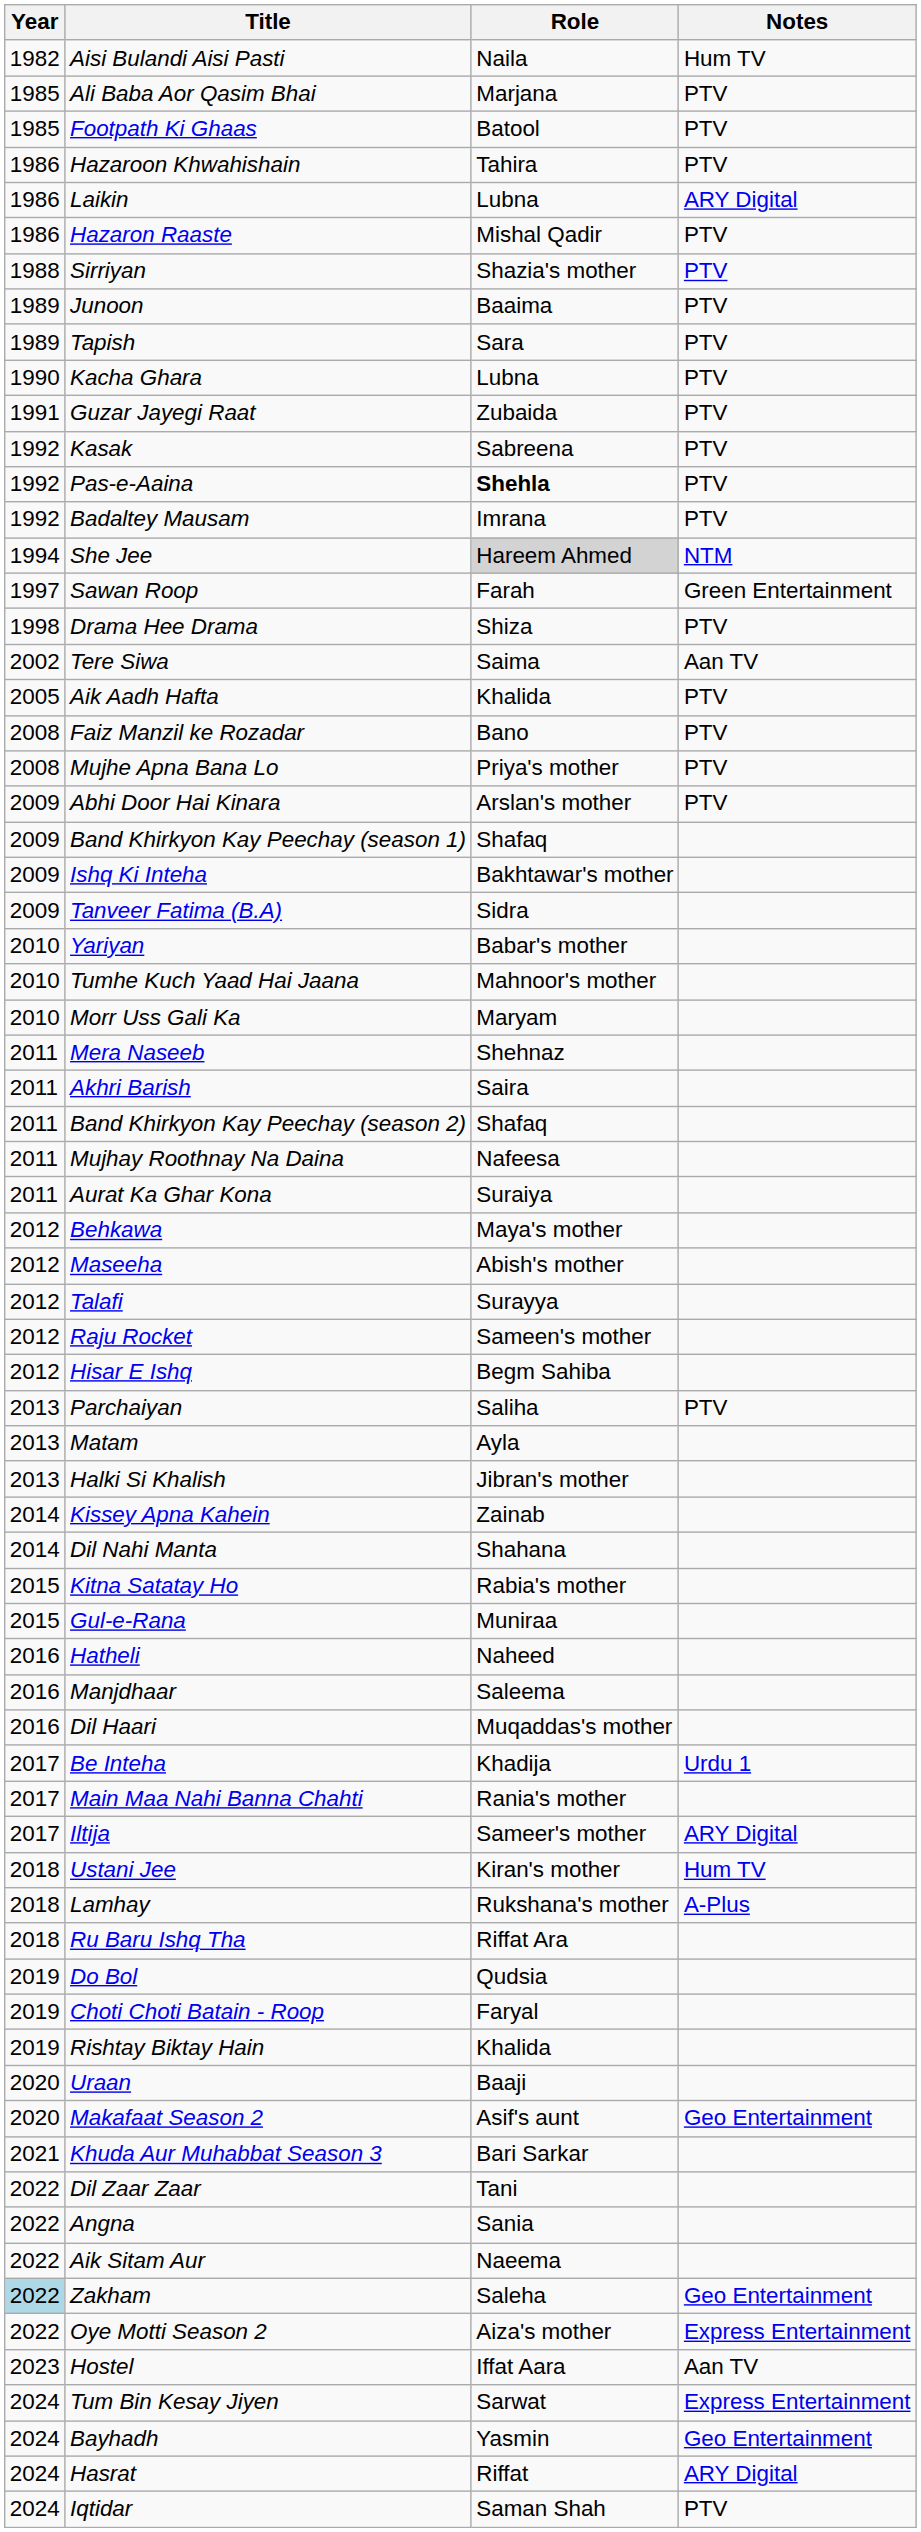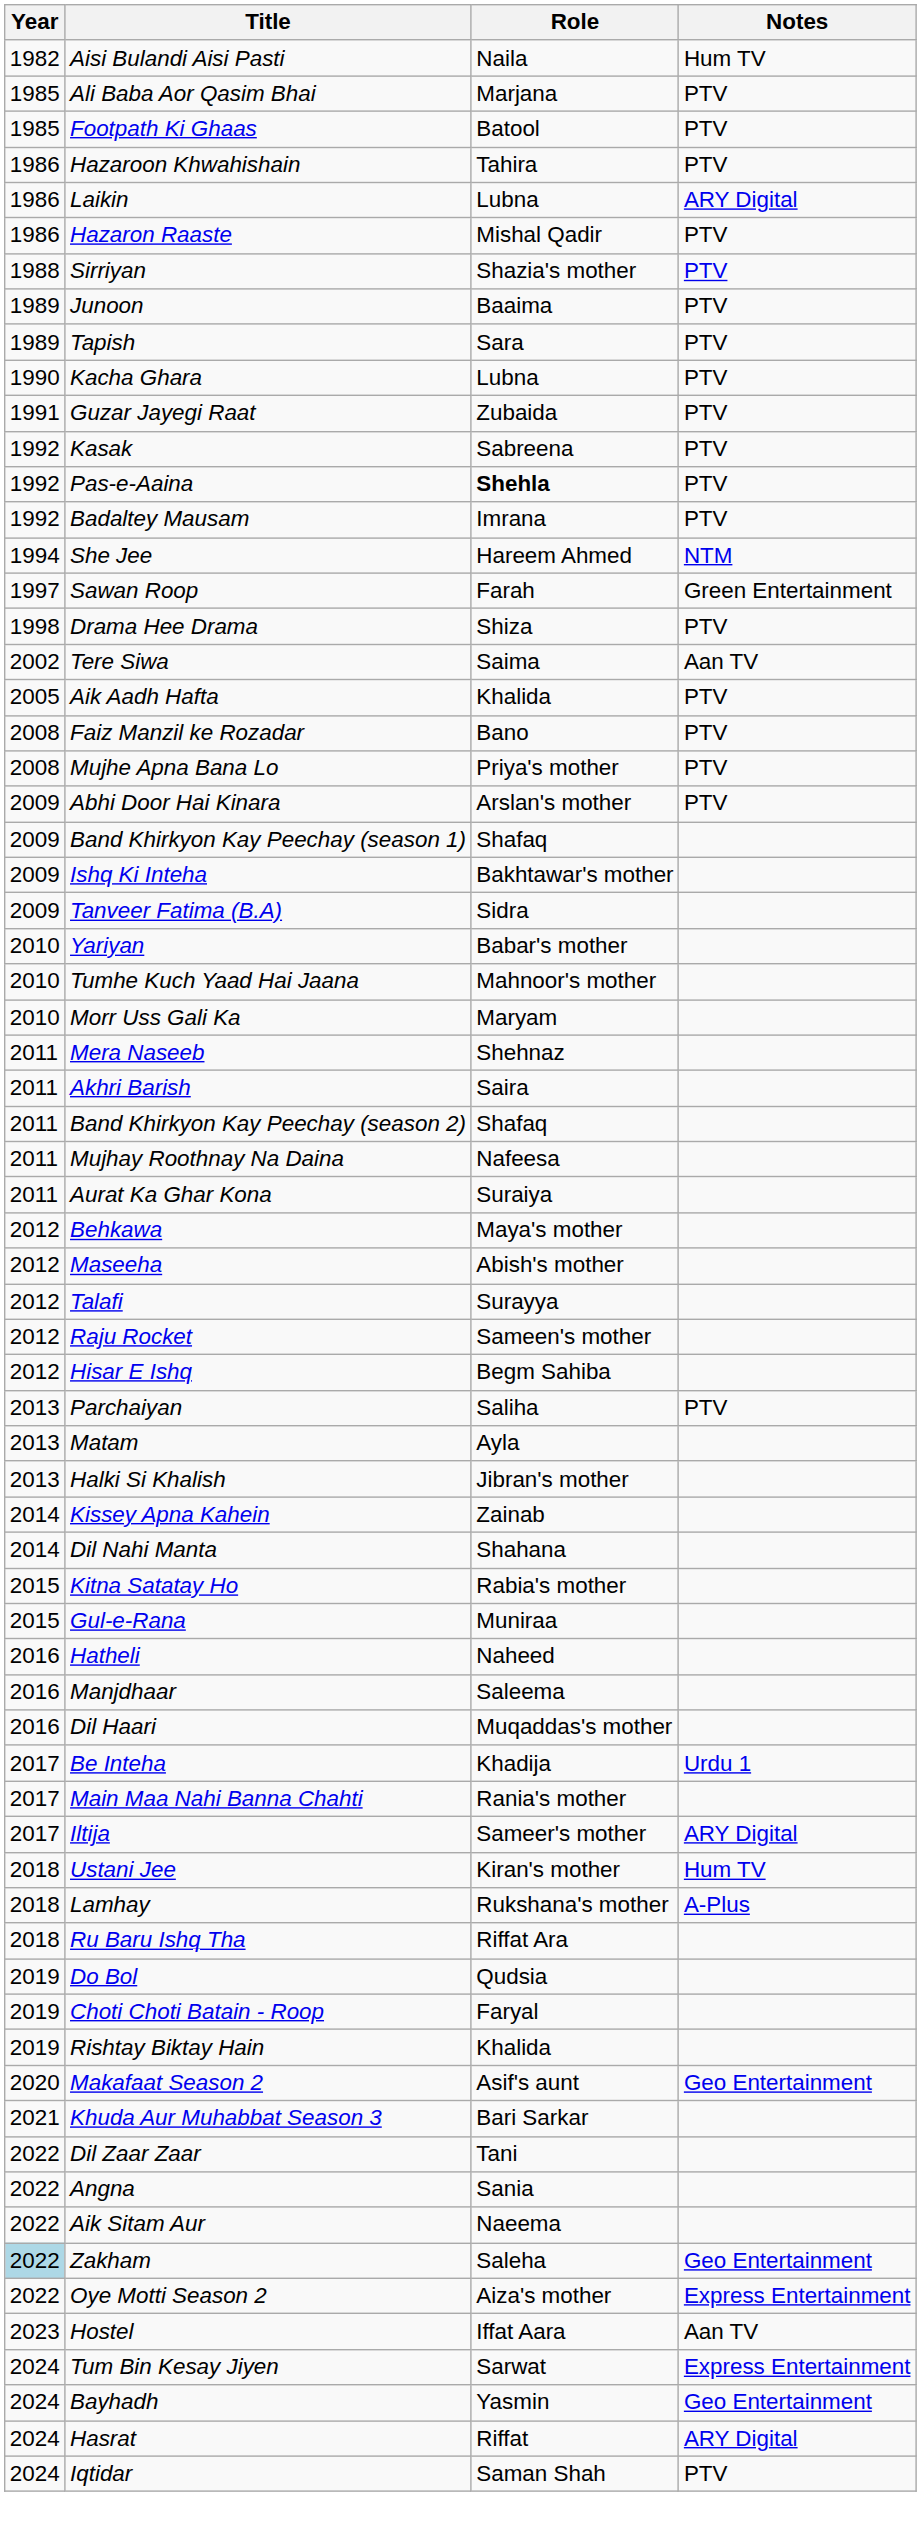(554, 555) lightgrey background -> (554, 555) no background
- row: (101, 2082)
